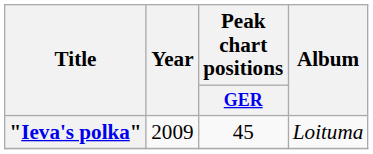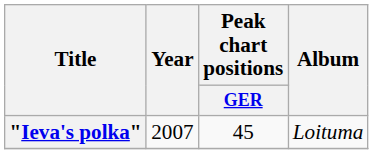(172, 131) 2009 -> (172, 131) 2007
